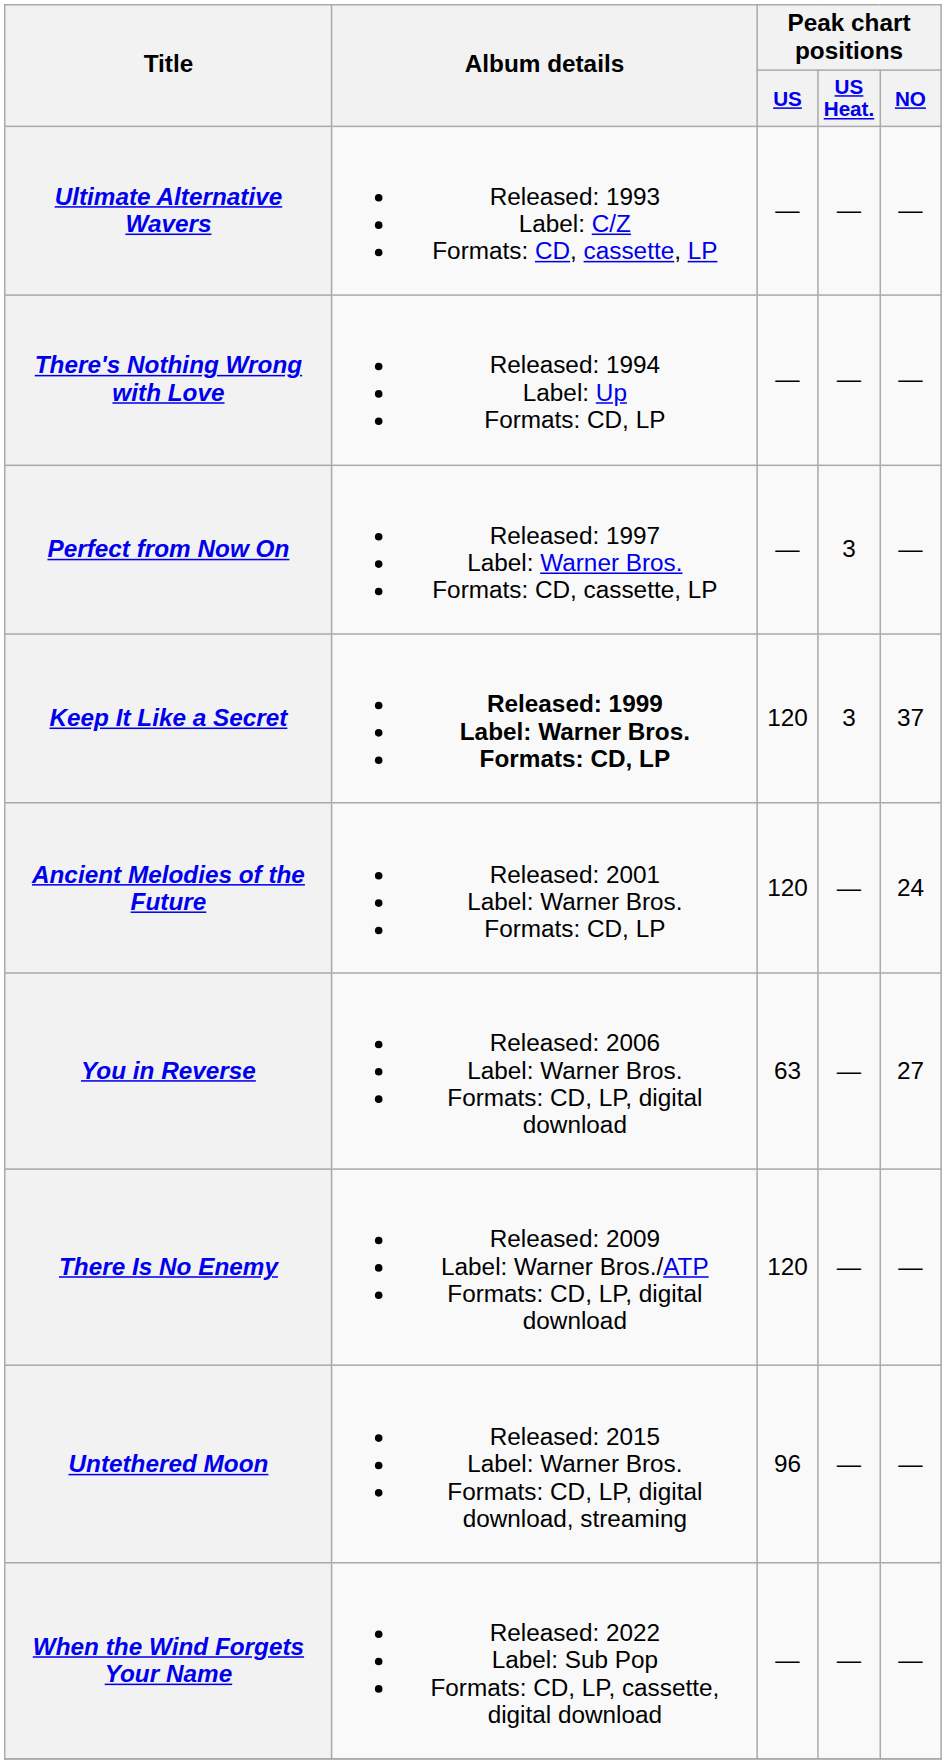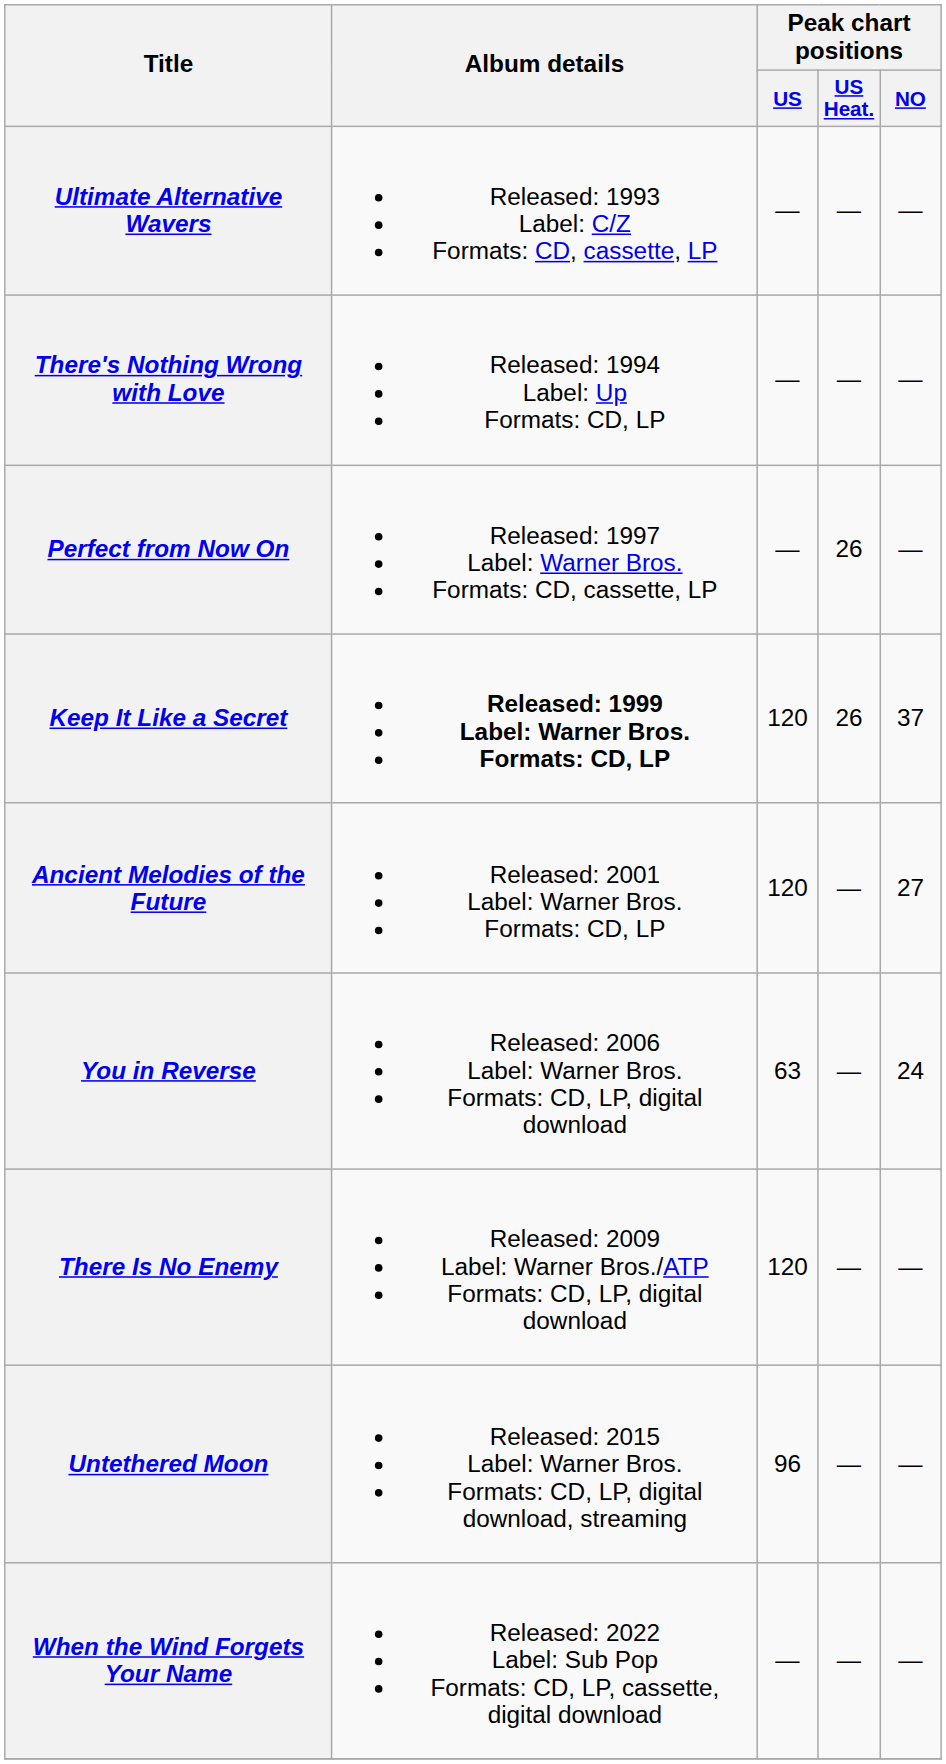(849, 549) 3 -> (849, 549) 26
(849, 718) 3 -> (849, 718) 26
(910, 887) 24 -> (910, 887) 27
(910, 1070) 27 -> (910, 1070) 24
